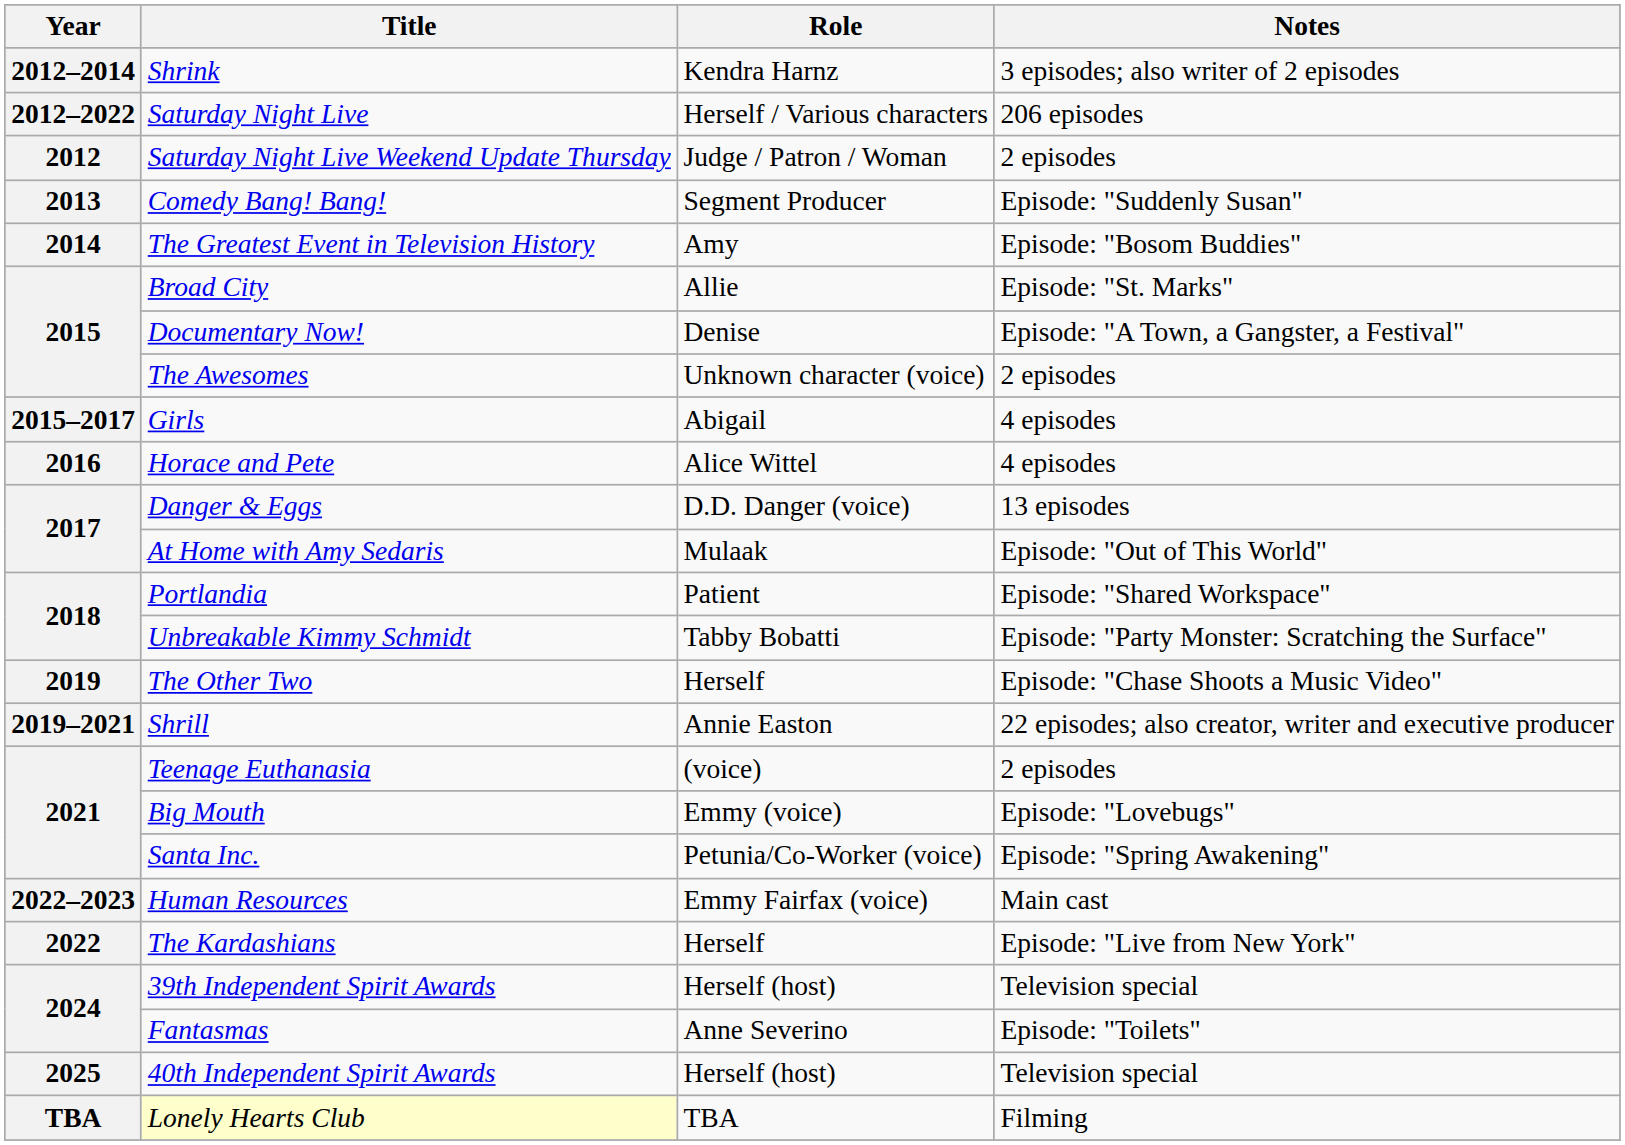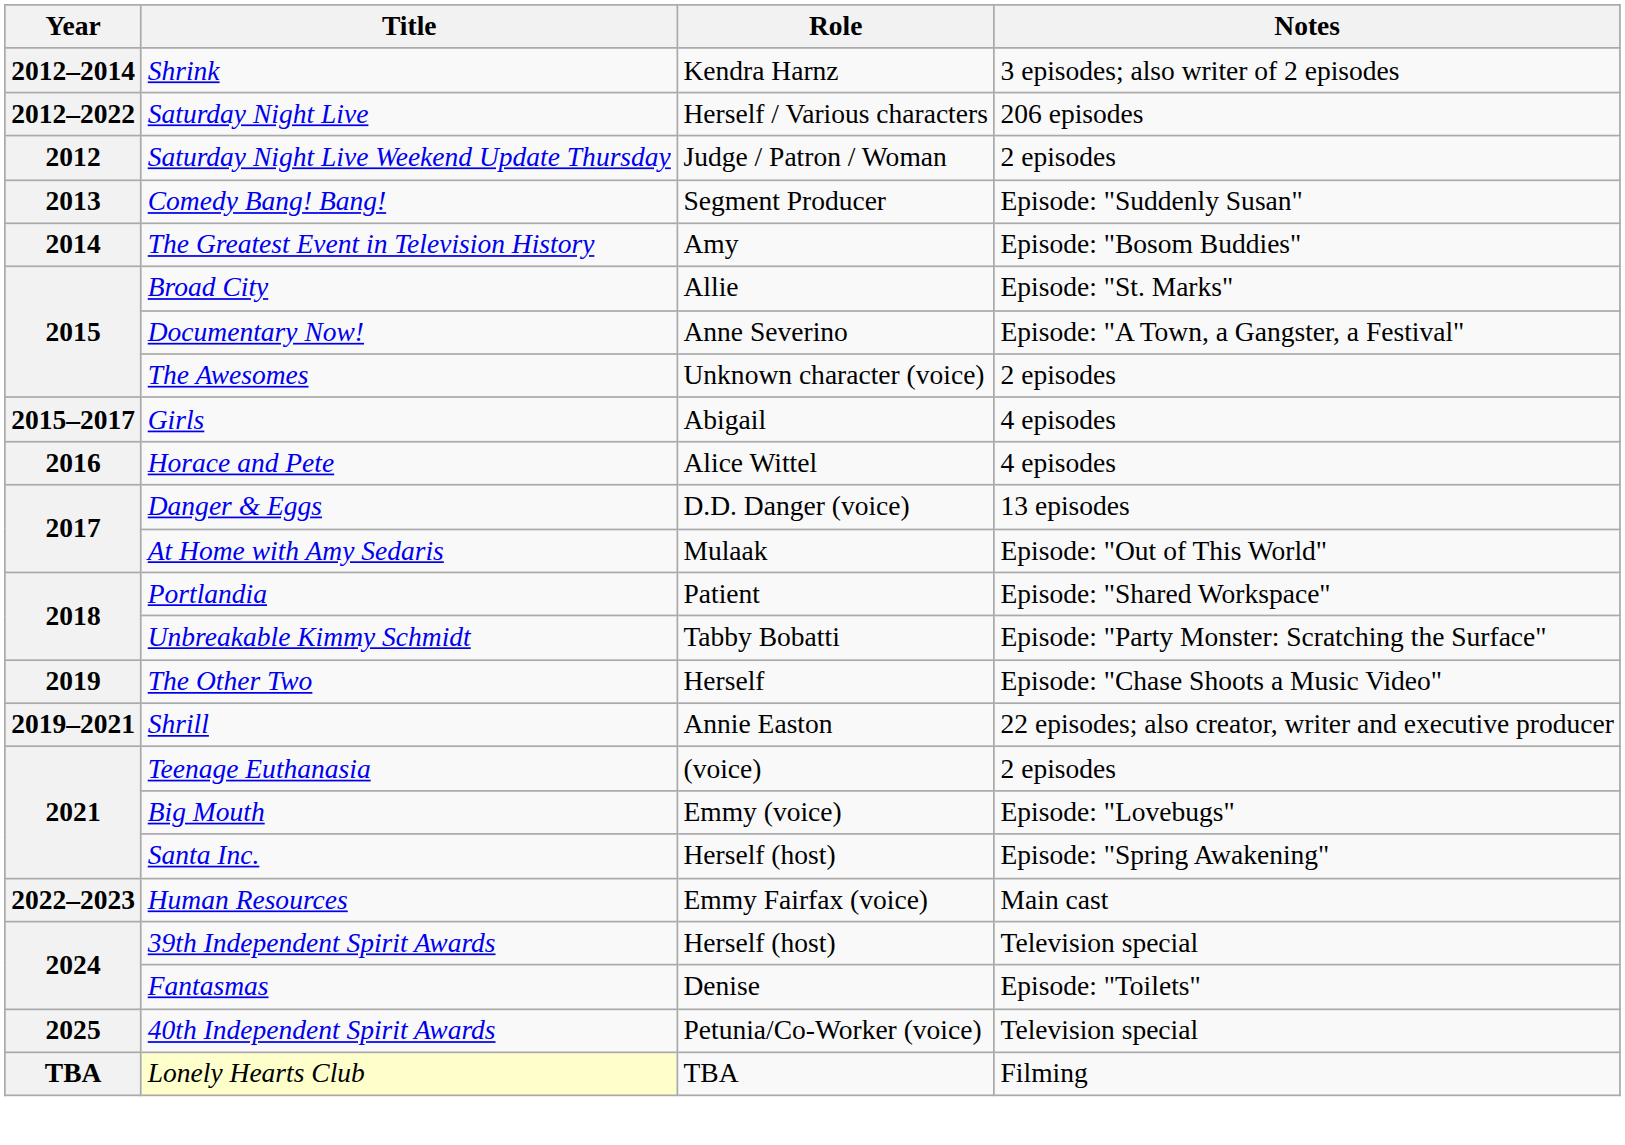(722, 331) Denise -> (766, 331) Anne Severino
(833, 855) Petunia/Co-Worker (voice) -> (760, 855) Herself (host)
- row: (242, 942)
(766, 1030) Anne Severino -> (722, 986) Denise
(760, 1073) Herself (host) -> (833, 1030) Petunia/Co-Worker (voice)
